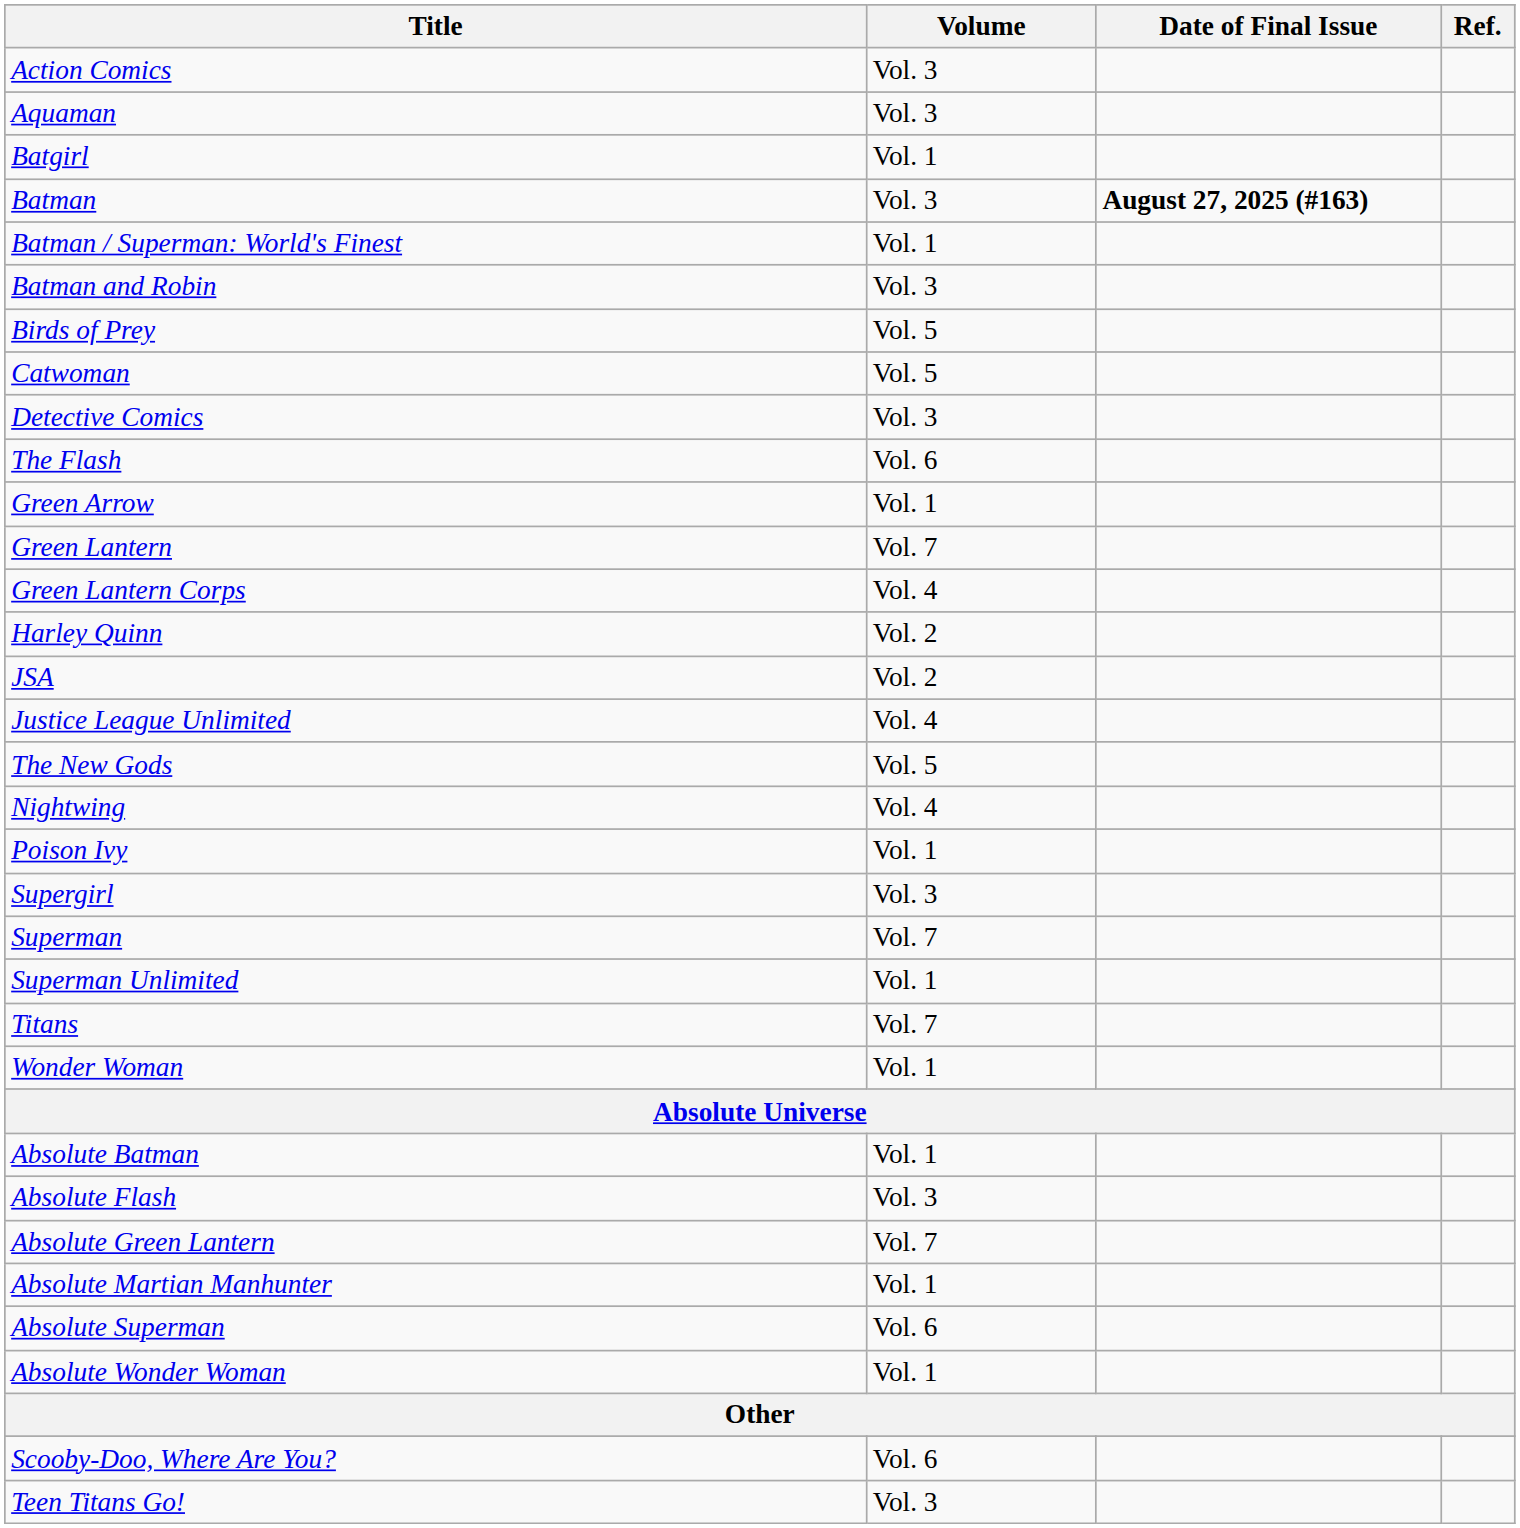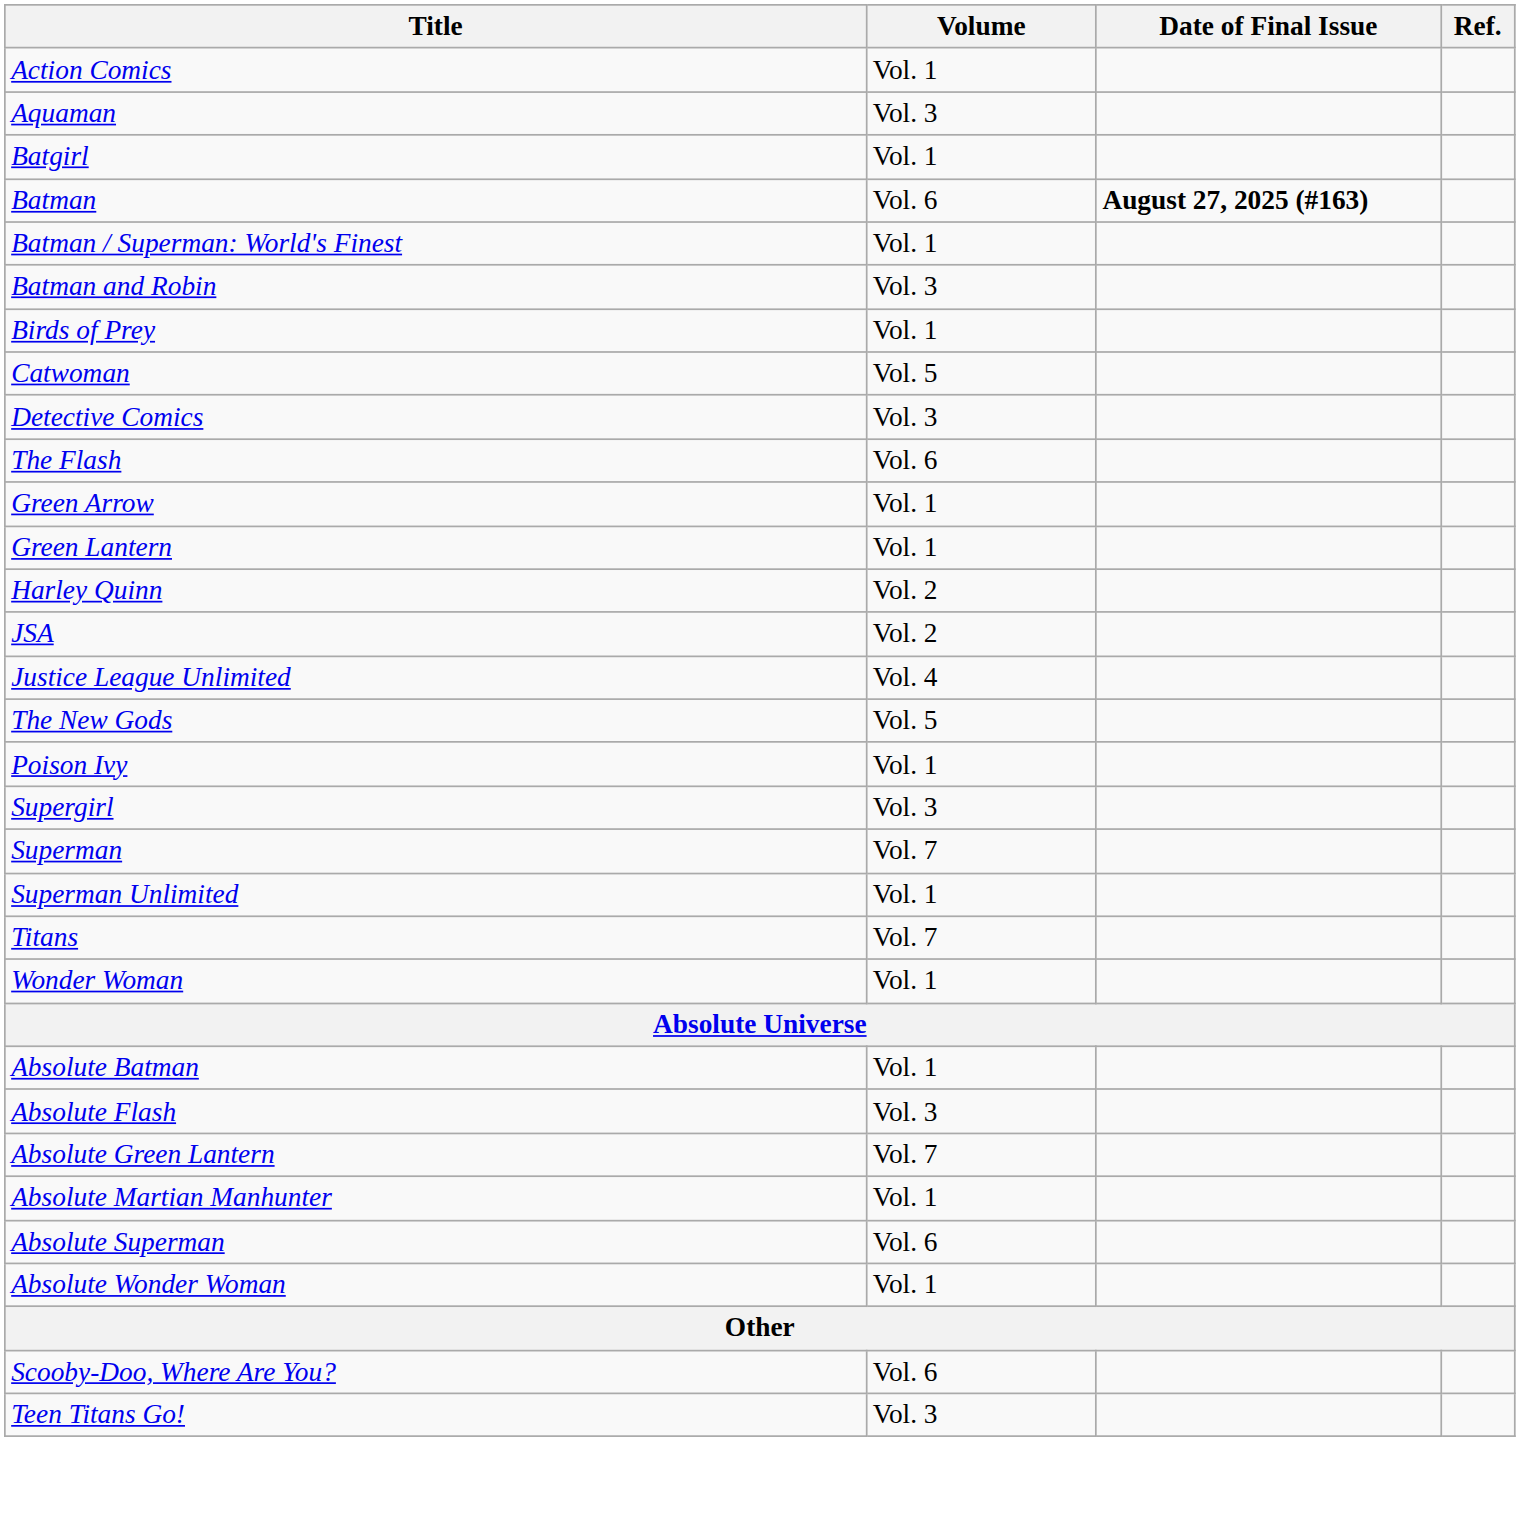(905, 69) Vol. 3 -> (905, 69) Vol. 1
(905, 199) Vol. 3 -> (905, 199) Vol. 6
(905, 329) Vol. 5 -> (905, 329) Vol. 1
(905, 546) Vol. 7 -> (905, 546) Vol. 1
- row: (128, 590)
- row: (68, 807)
